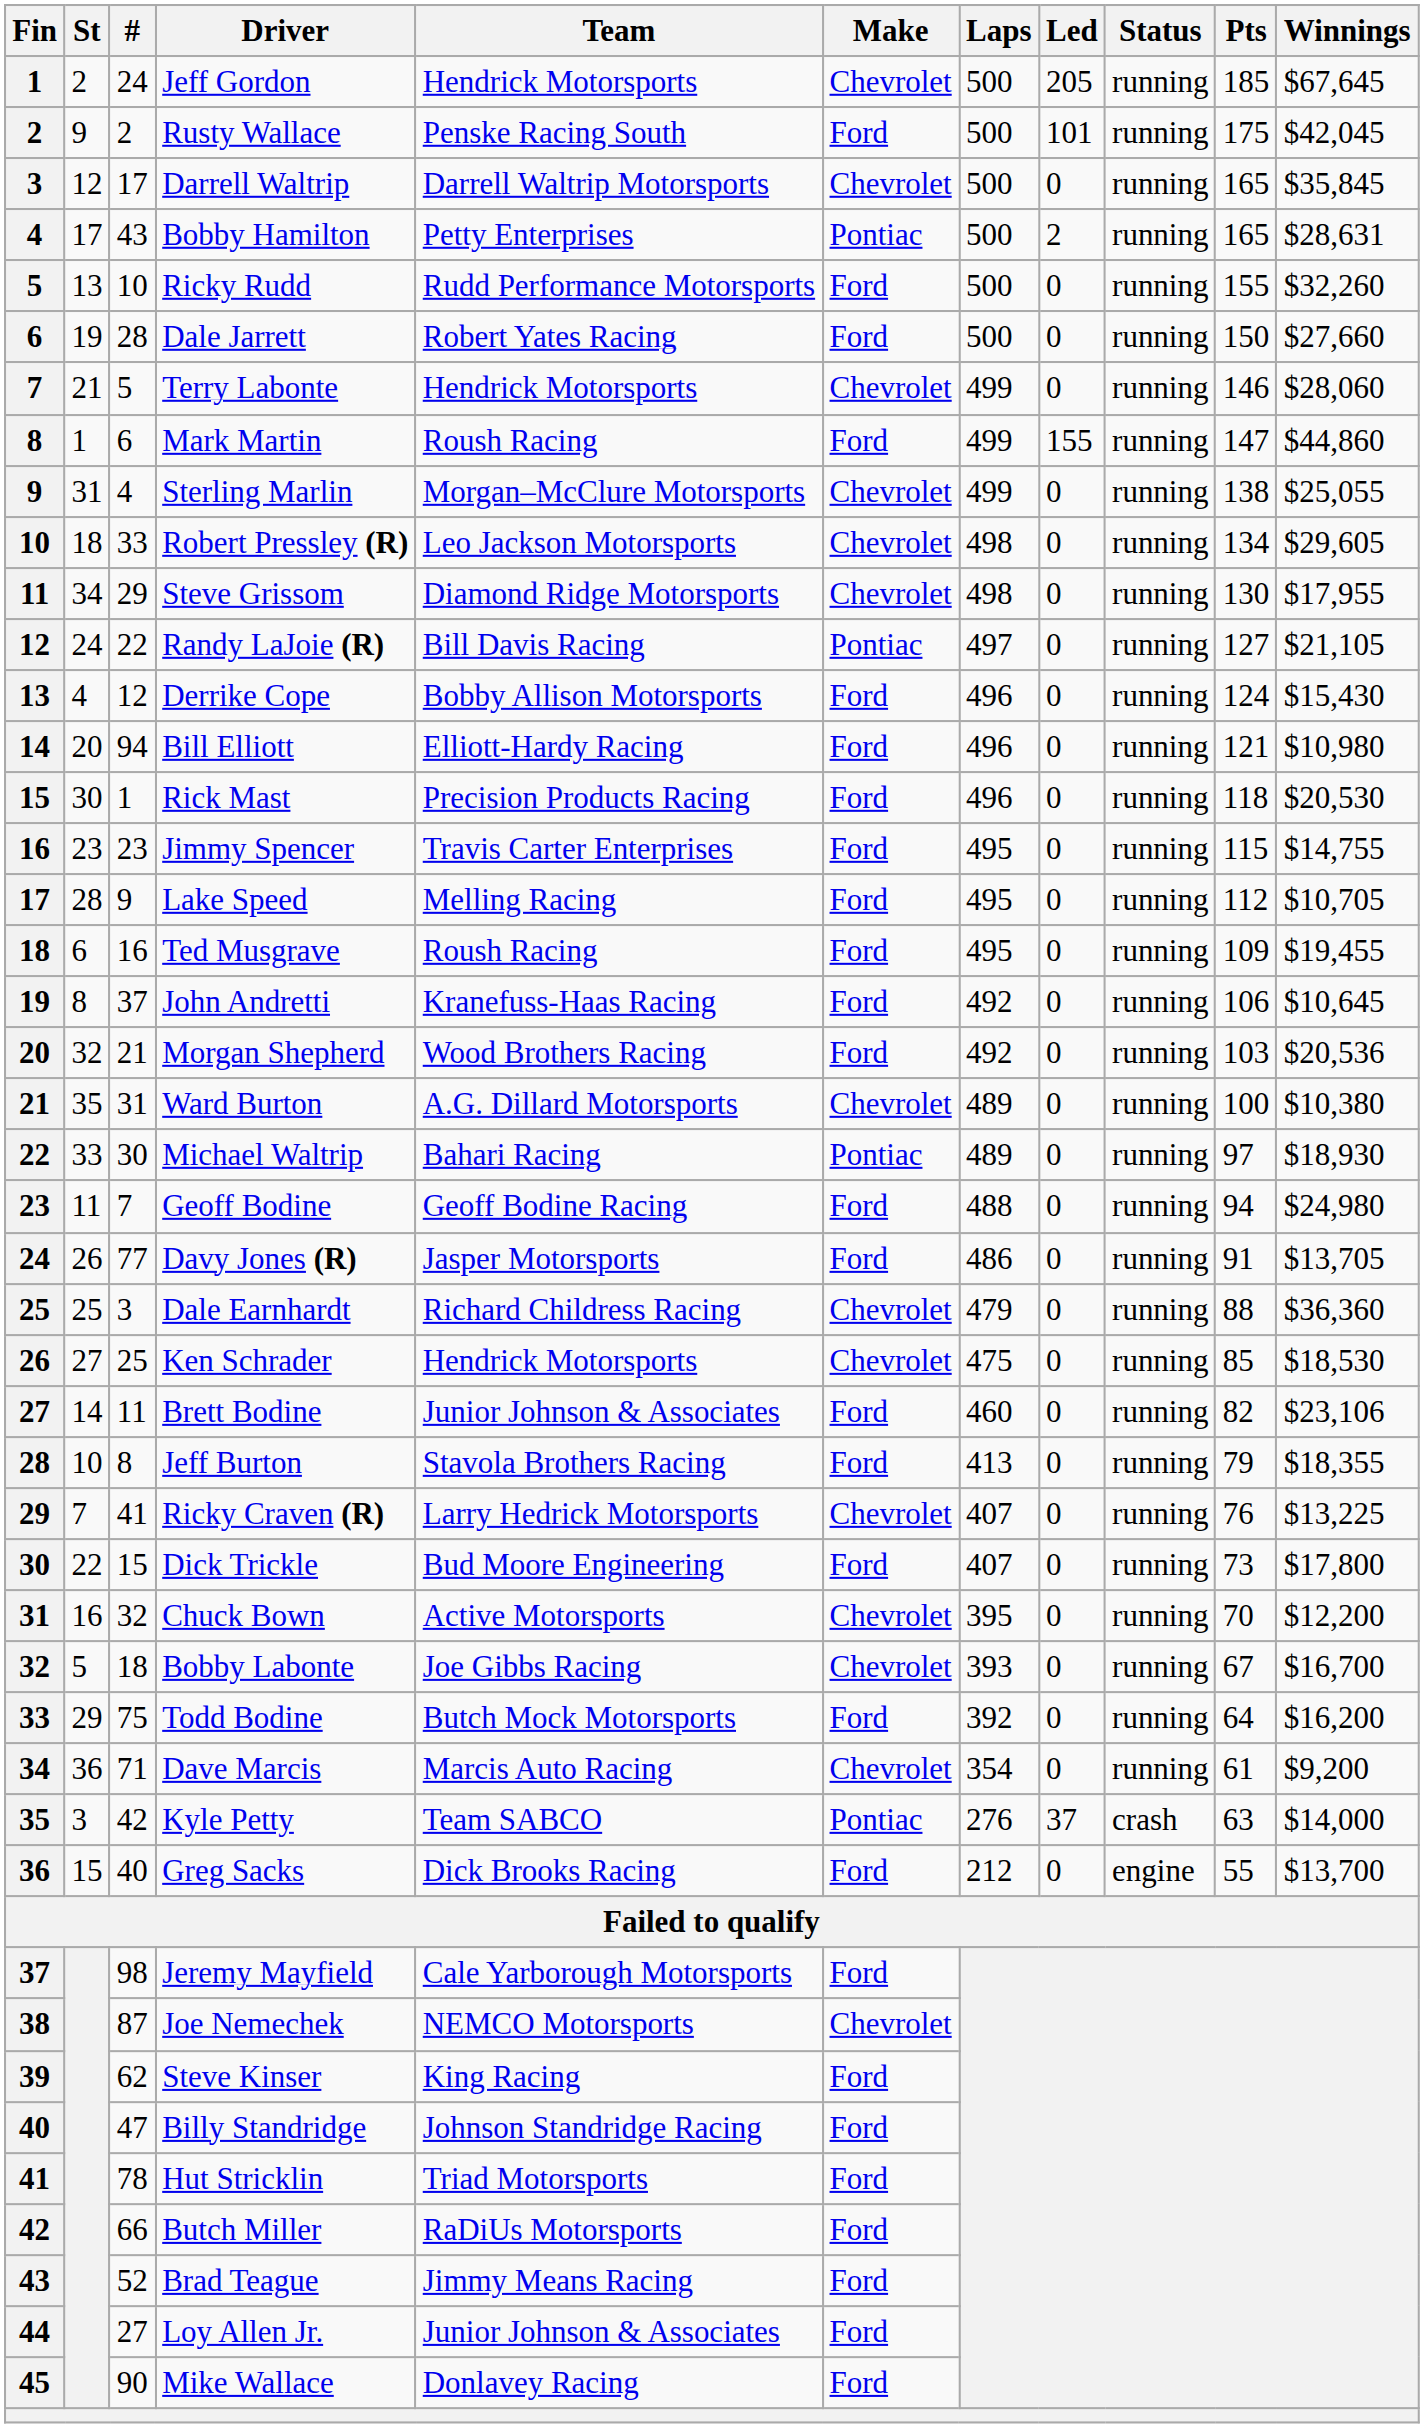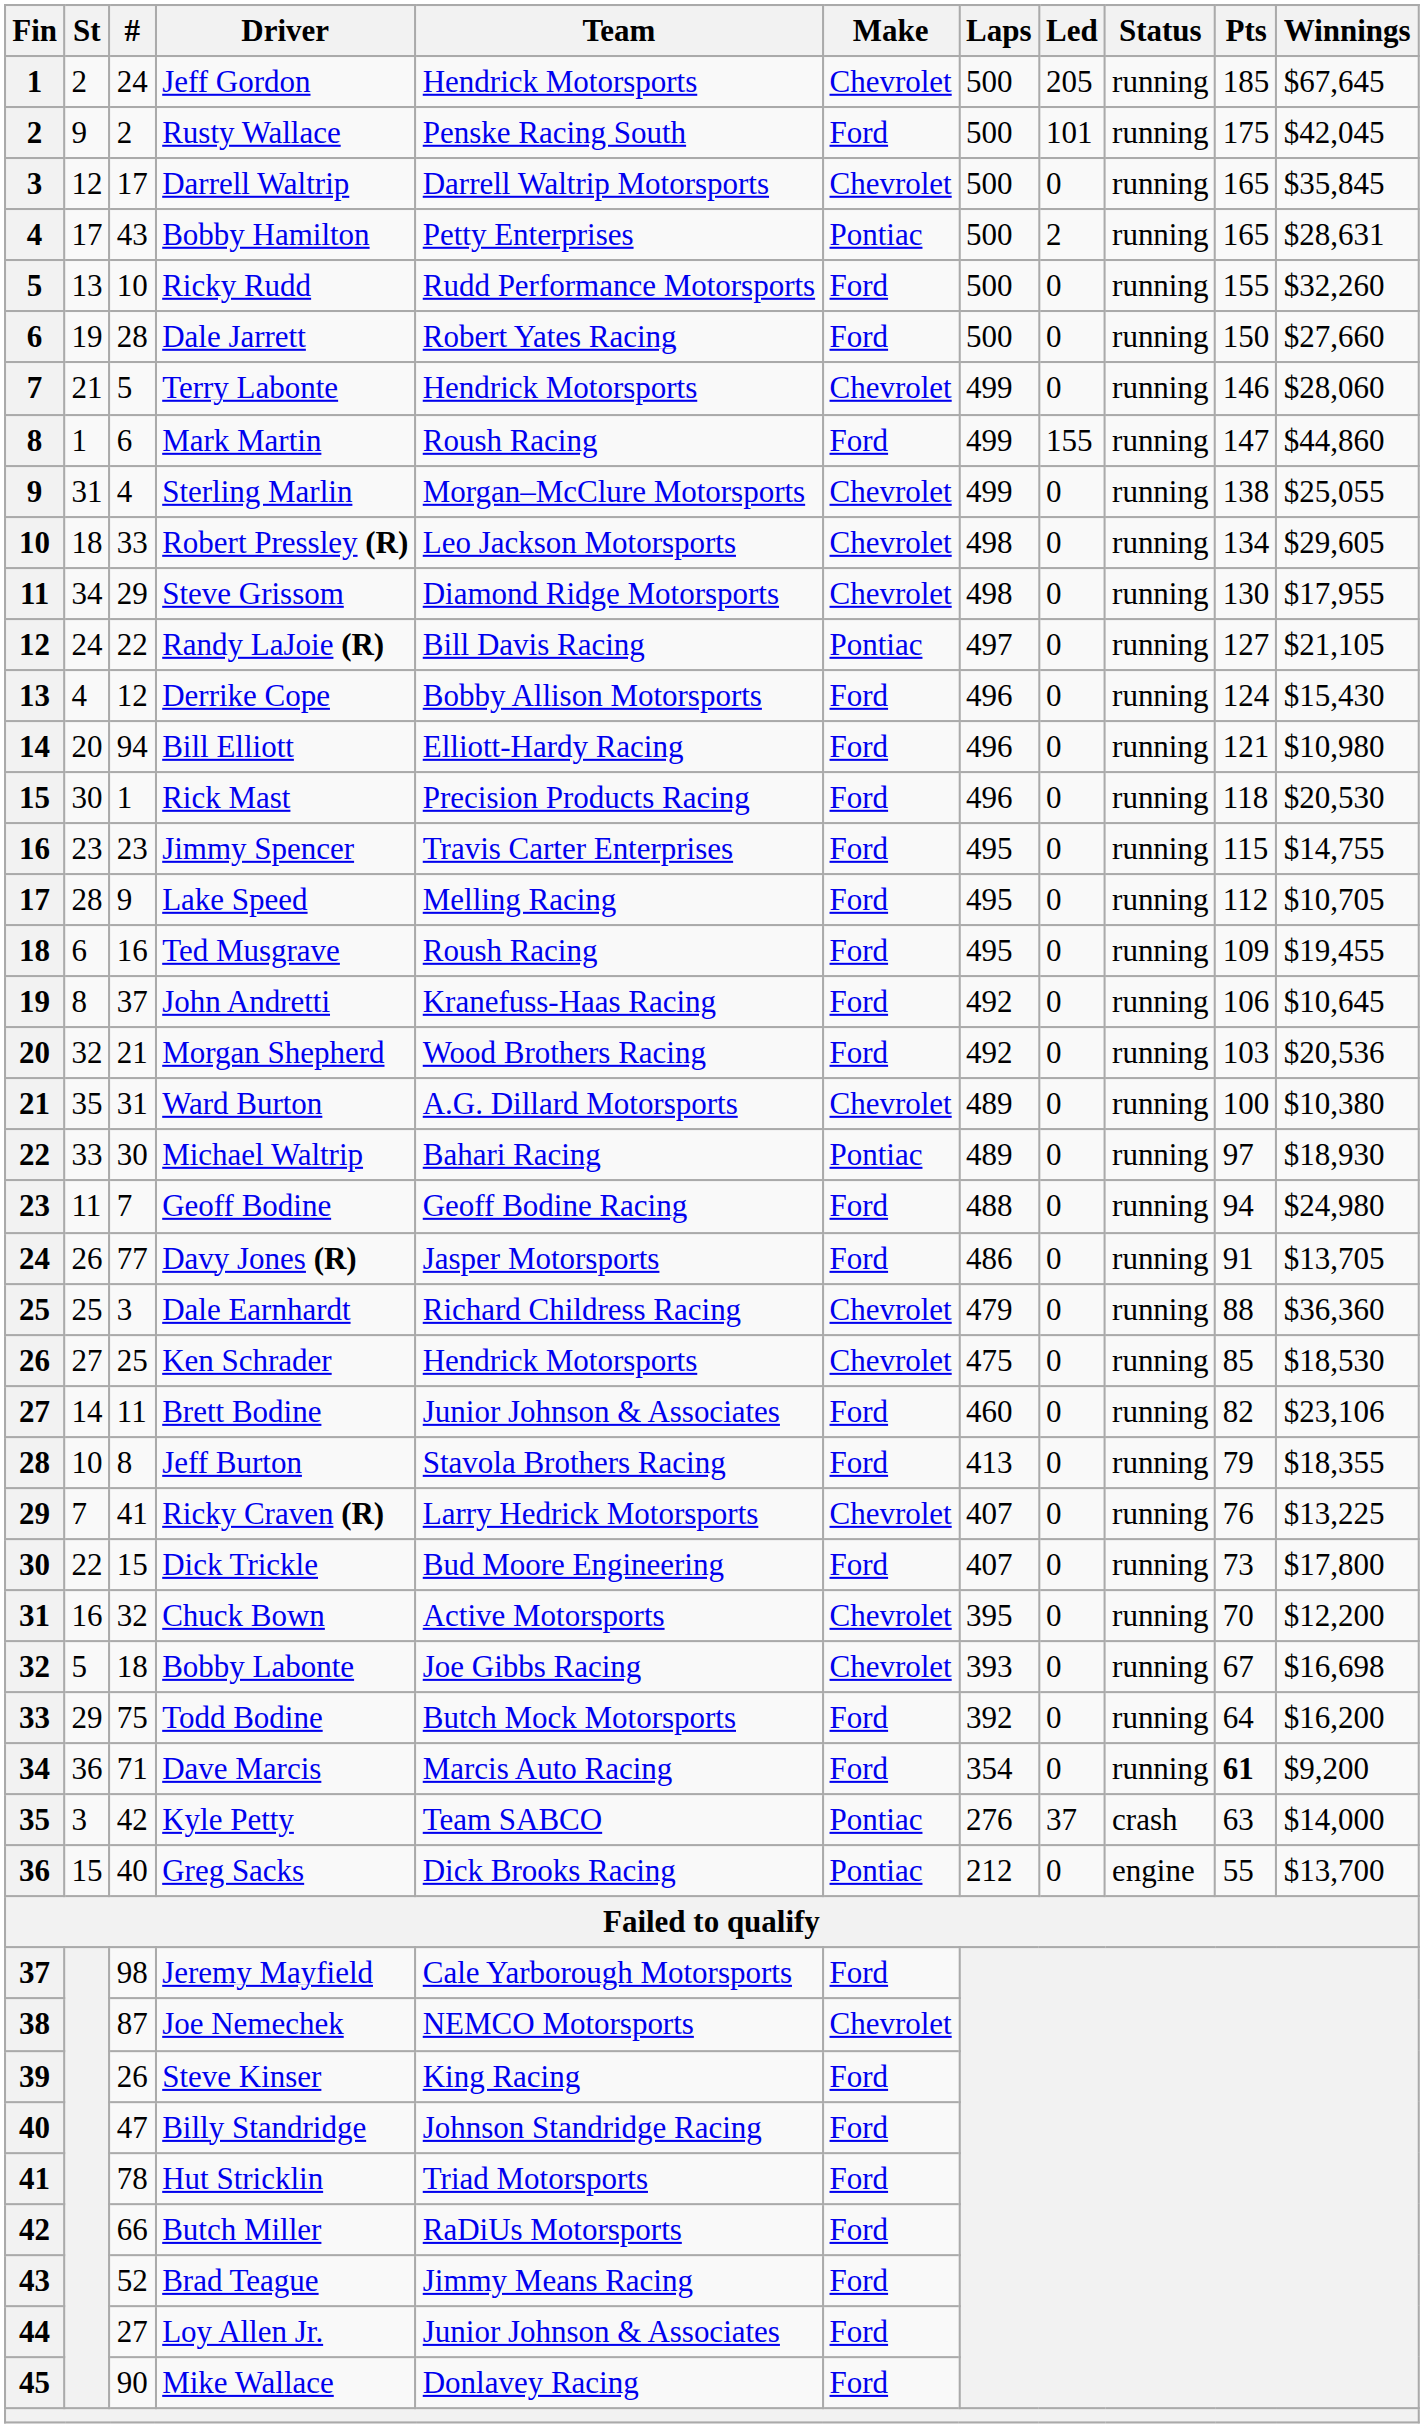(1334, 1666) $16,700 -> (1334, 1666) $16,698
(891, 1768) Chevrolet -> (859, 1768) Ford
(1238, 1768) normal -> (1238, 1768) bold
(859, 1870) Ford -> (876, 1870) Pontiac
(132, 2075) 62 -> (132, 2075) 26
